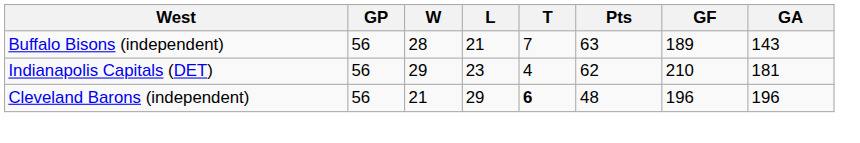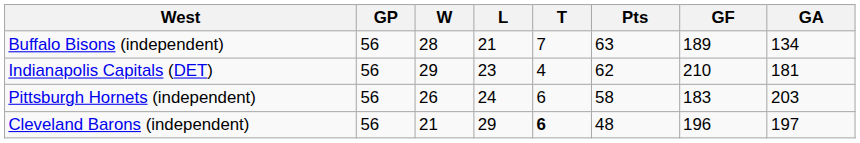(766, 44) 143 -> (785, 44) 134
+ row: (132, 97)
(766, 97) 196 -> (785, 124) 197
